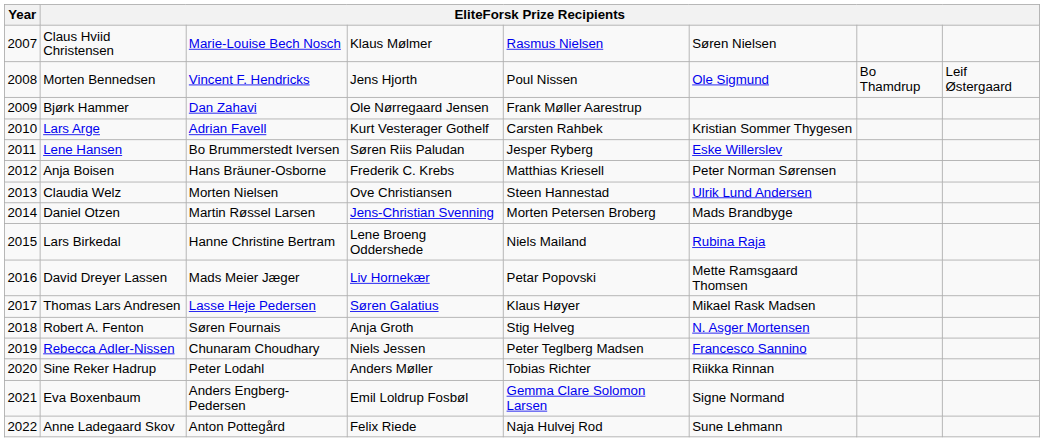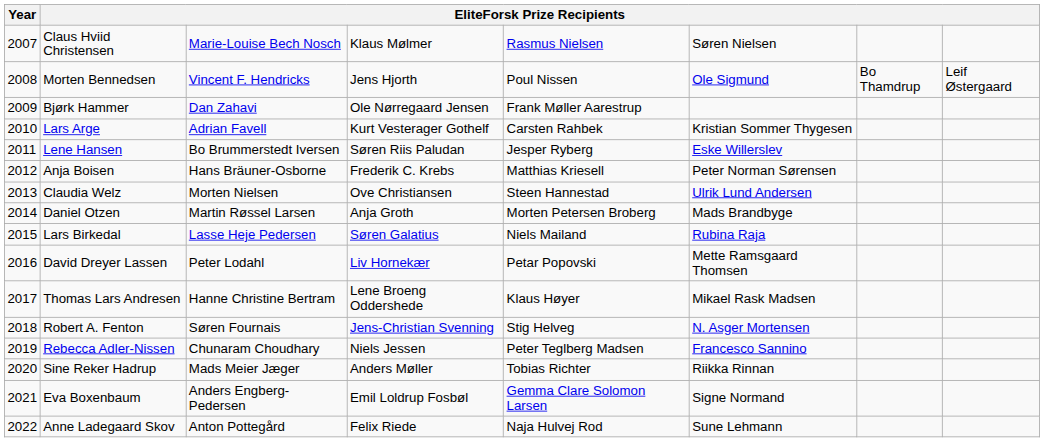(422, 213) Jens-Christian Svenning -> (382, 213) Anja Groth
(262, 241) Hanne Christine Bertram -> (252, 234) Lasse Heje Pedersen
(388, 241) Lene Broeng Oddershede -> (394, 234) Søren Galatius
(244, 277) Mads Meier Jæger -> (226, 262) Peter Lodahl
(252, 306) Lasse Heje Pedersen -> (262, 298) Hanne Christine Bertram
(394, 306) Søren Galatius -> (388, 298) Lene Broeng Oddershede
(382, 327) Anja Groth -> (422, 327) Jens-Christian Svenning
(226, 369) Peter Lodahl -> (244, 369) Mads Meier Jæger
